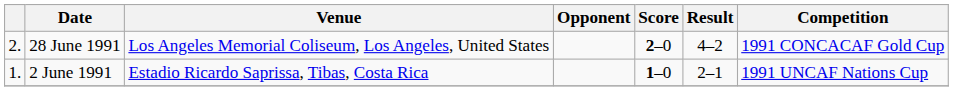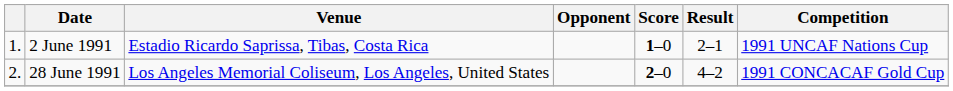rows swapped: (71, 72) <-> (75, 45)
